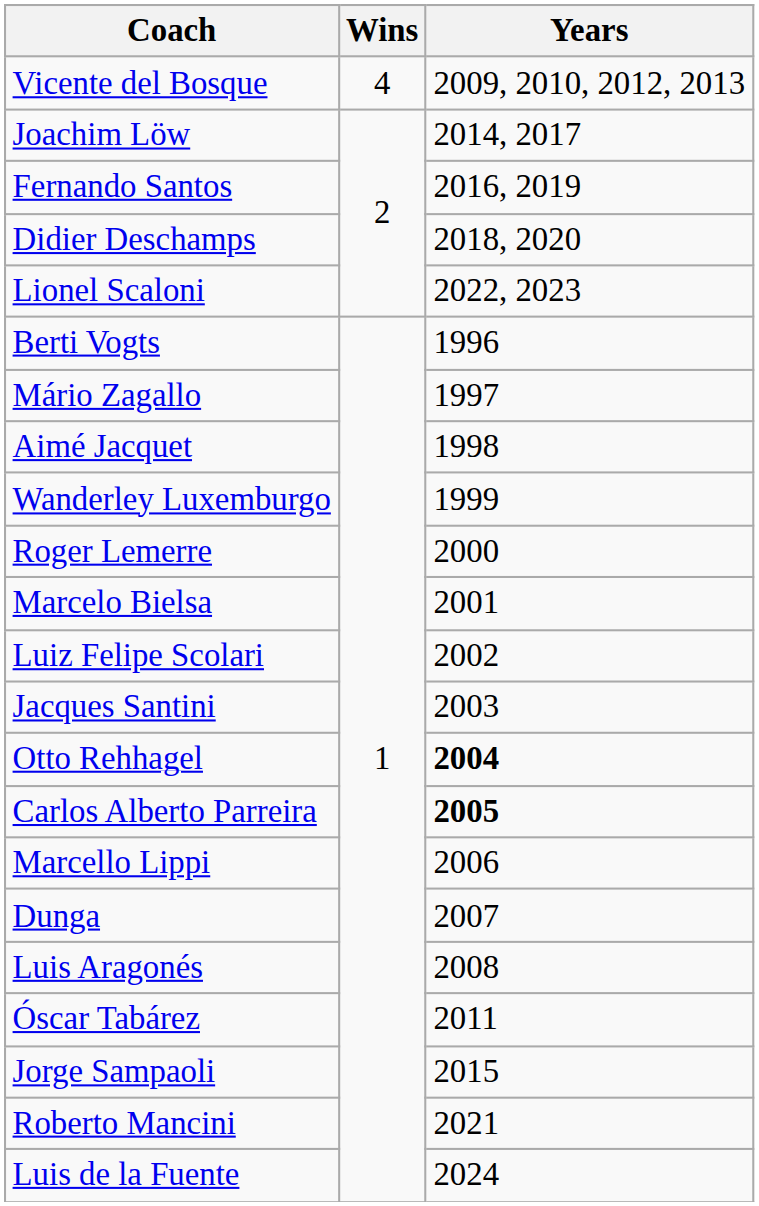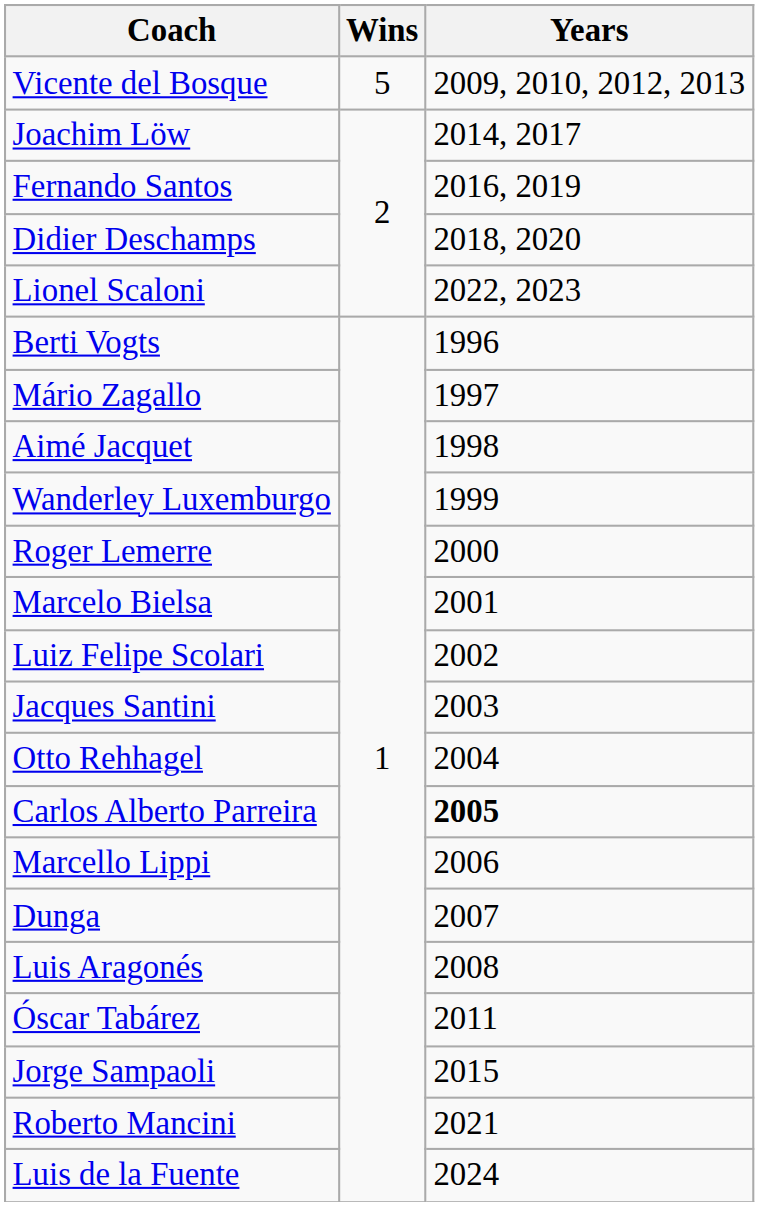(382, 82) 4 -> (382, 82) 5
(466, 758) bold -> (466, 758) normal
